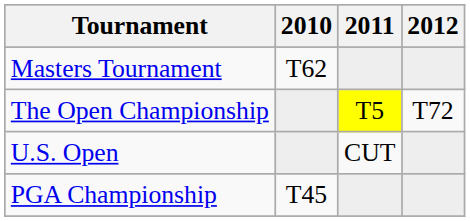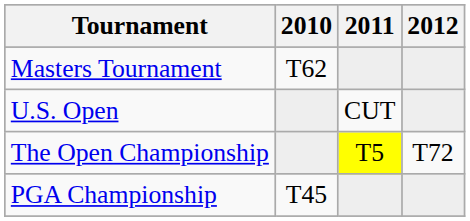rows swapped: (65, 152) <-> (140, 110)
